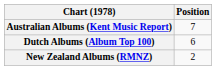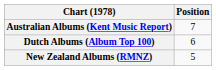(193, 57) 2 -> (193, 57) 5
